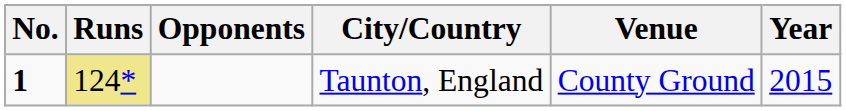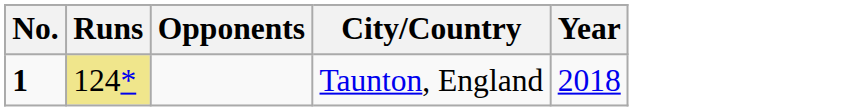- column: (656, 29)
(801, 79) 2015 -> (589, 79) 2018
